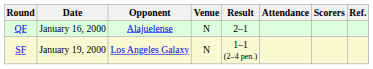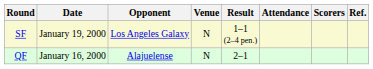rows swapped: (21, 28) <-> (21, 50)
